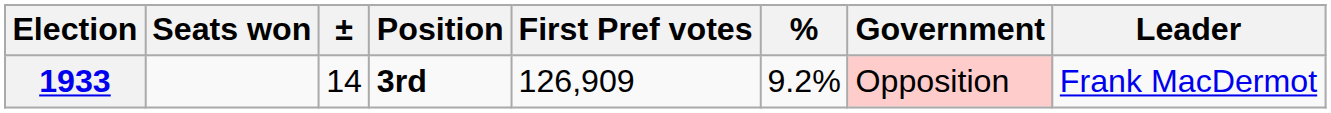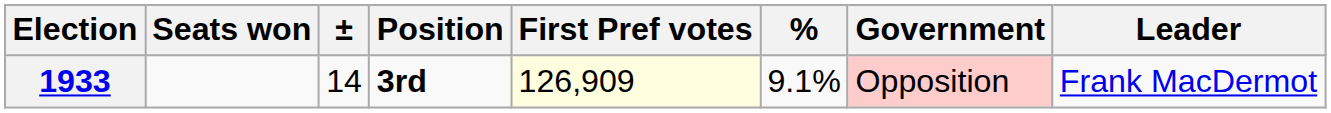(577, 81) no background -> (577, 81) lightyellow background
(804, 81) 9.2% -> (804, 81) 9.1%
